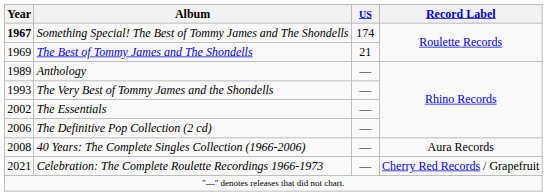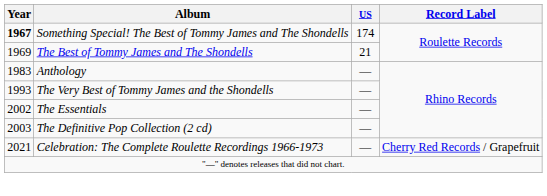(19, 71) 1989 -> (19, 71) 1983
(19, 128) 2006 -> (19, 128) 2003
- row: (171, 147)
